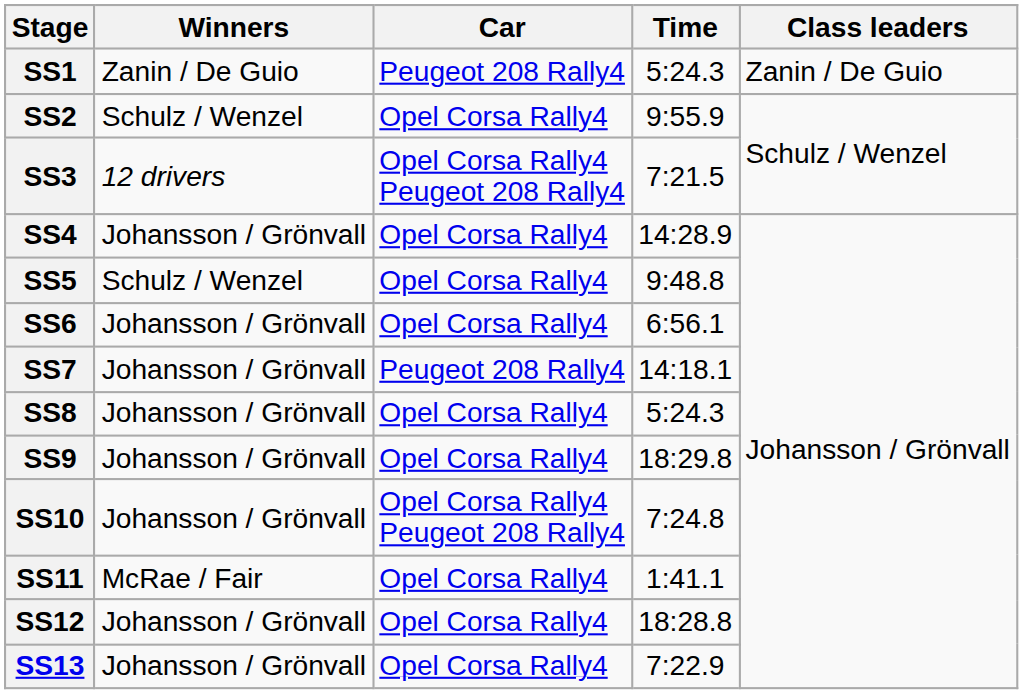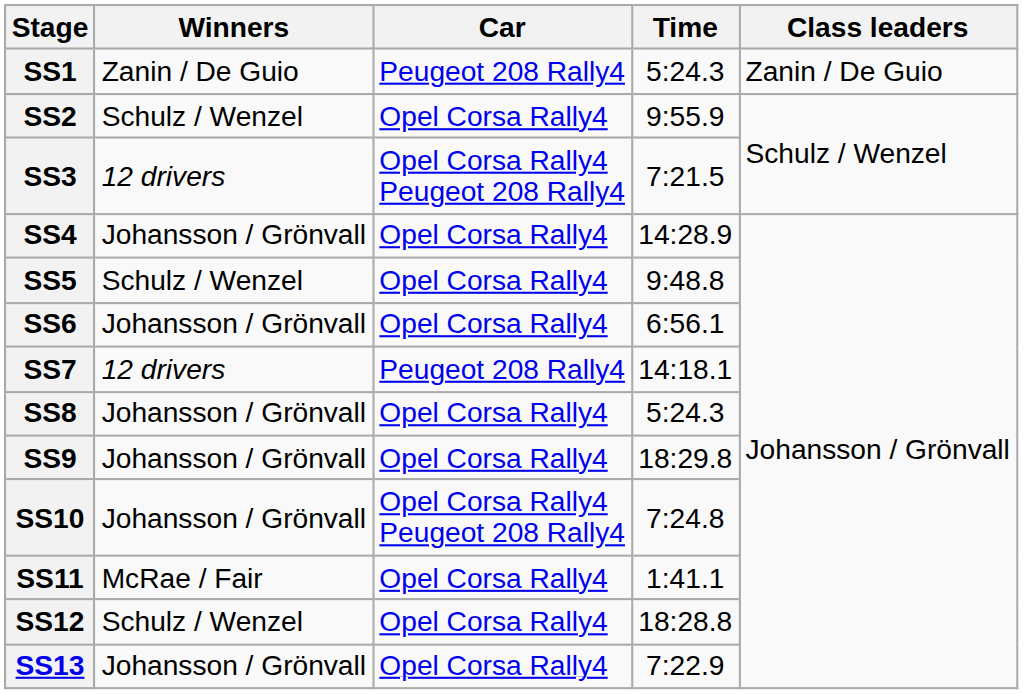(234, 368) Johansson / Grönvall -> (163, 368) 12 drivers
(234, 621) Johansson / Grönvall -> (202, 621) Schulz / Wenzel
